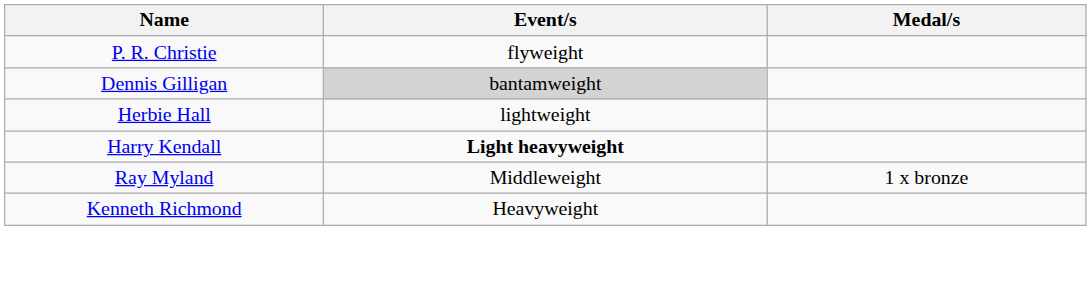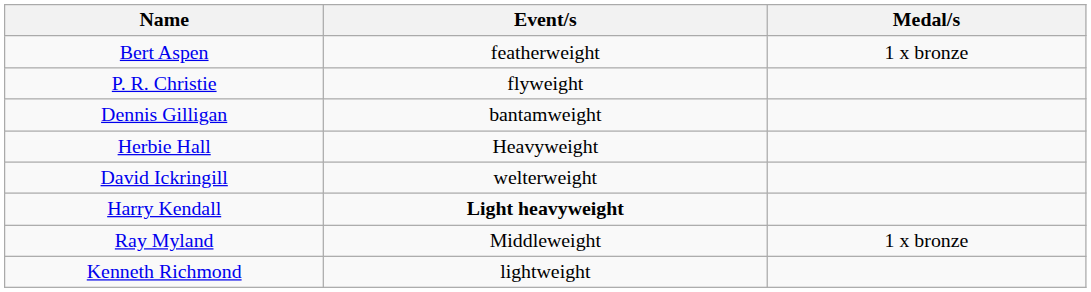+ row: (164, 51)
(545, 83) lightgrey background -> (545, 114) no background
(545, 114) lightweight -> (545, 146) Heavyweight
+ row: (164, 177)
(545, 209) Heavyweight -> (545, 271) lightweight
